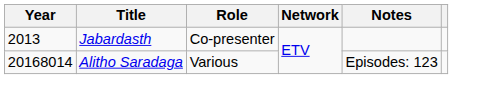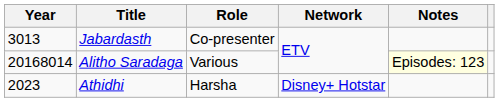(24, 39) 2013 -> (24, 39) 3013
(392, 62) no background -> (438, 62) lightyellow background
+ row: (102, 85)
